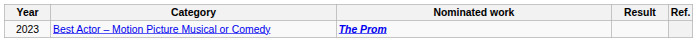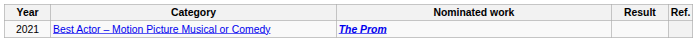(28, 29) 2023 -> (28, 29) 2021
